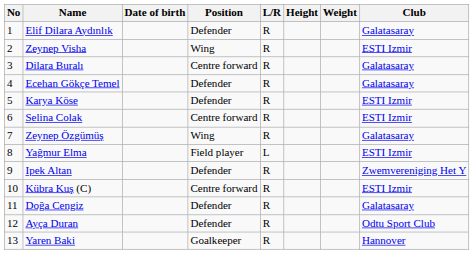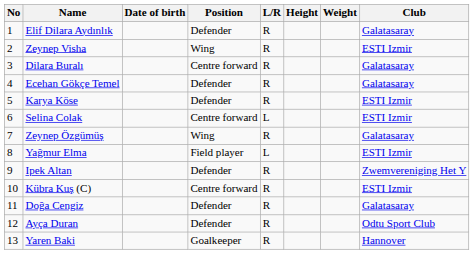(266, 118) R -> (266, 118) L
